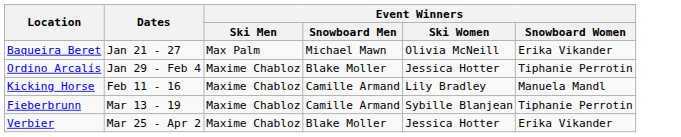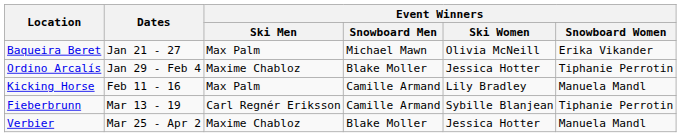(253, 86) Maxime Chabloz -> (233, 86) Max Palm
(253, 105) Maxime Chabloz -> (274, 105) Carl Regnér Eriksson
(565, 123) Erika Vikander -> (602, 123) Manuela Mandl
